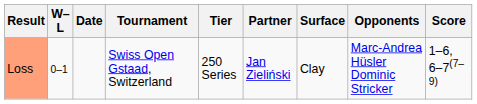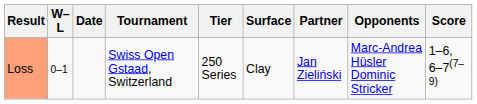columns swapped: (323, 21) <-> (270, 21)
